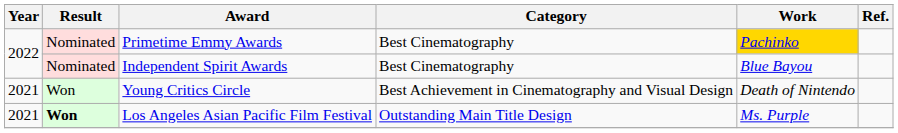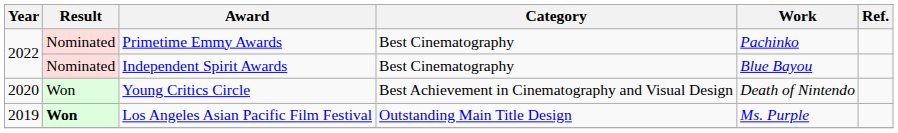(770, 41) gold background -> (770, 41) no background
(24, 90) 2021 -> (24, 90) 2020
(24, 115) 2021 -> (24, 115) 2019
